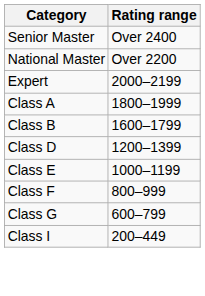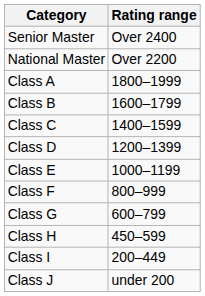- row: (28, 81)
+ row: (32, 125)
+ row: (32, 236)
+ row: (30, 280)
